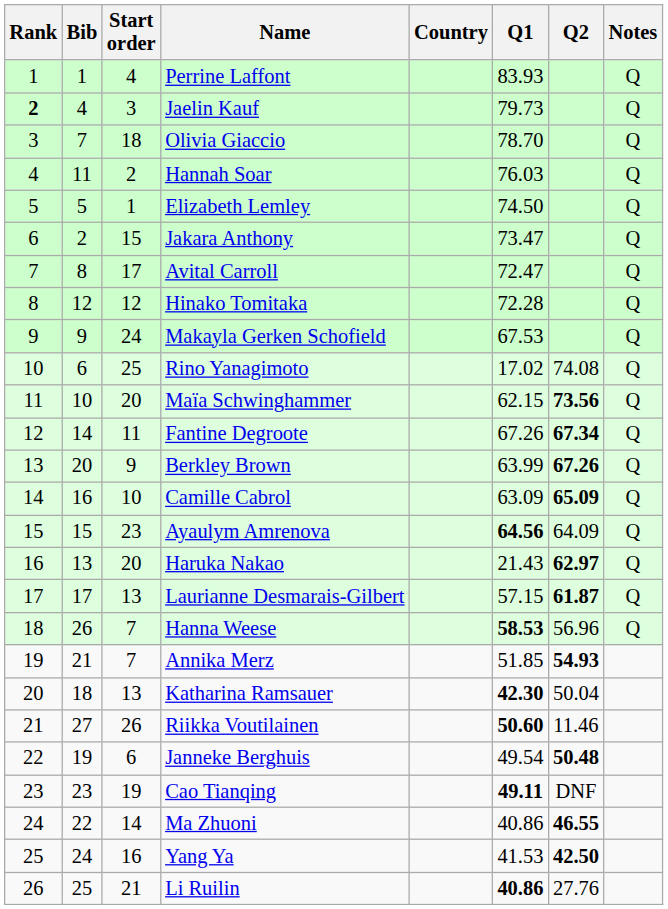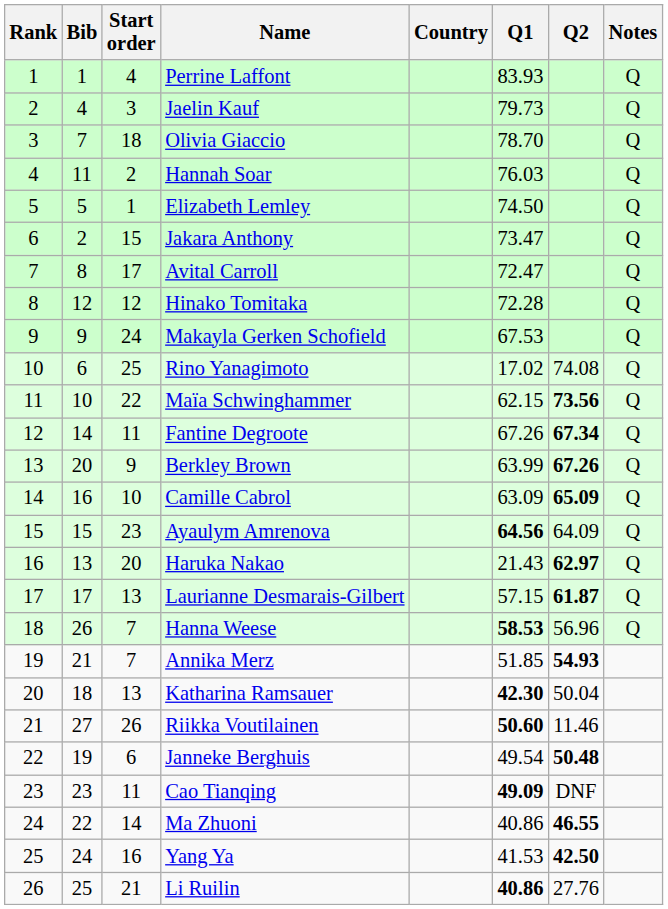(33, 108) bold -> (33, 108) normal
(131, 401) 20 -> (131, 401) 22
(131, 790) 19 -> (131, 790) 11
(520, 790) 49.11 -> (520, 790) 49.09
